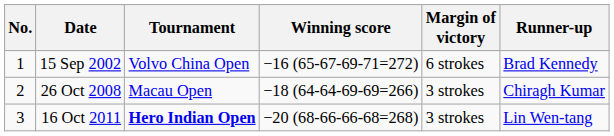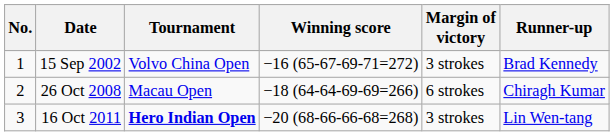(455, 64) 6 strokes -> (455, 64) 3 strokes
(455, 90) 3 strokes -> (455, 90) 6 strokes
